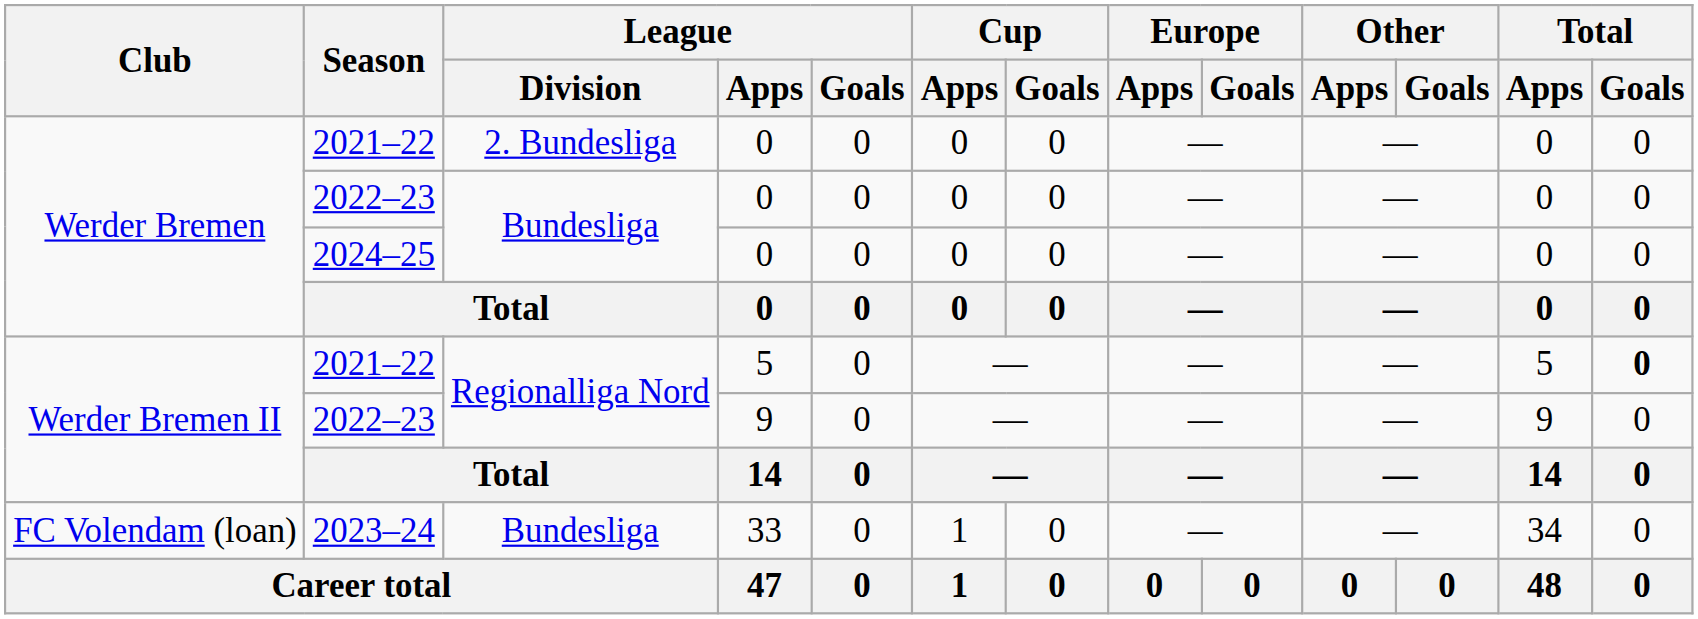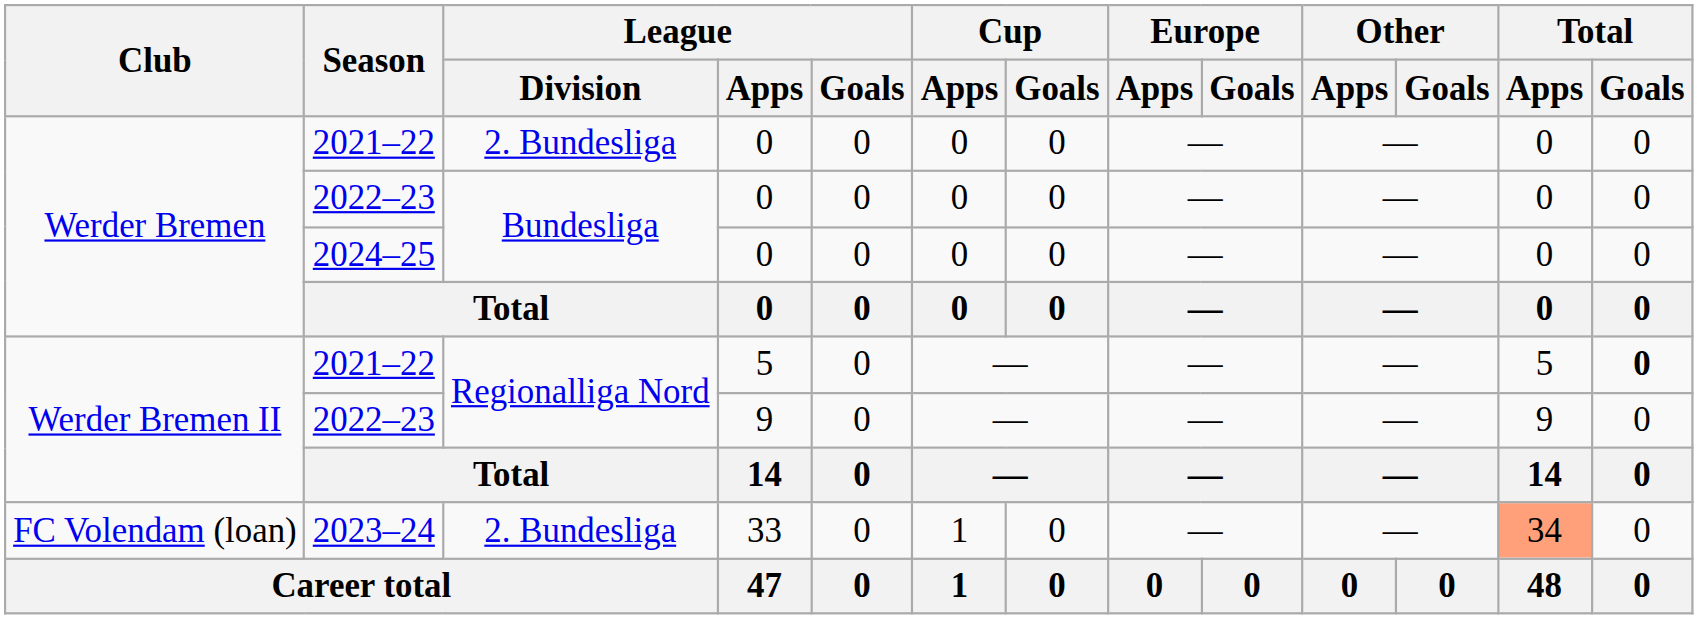(580, 530) Bundesliga -> (580, 530) 2. Bundesliga
(1544, 530) no background -> (1544, 530) lightsalmon background
